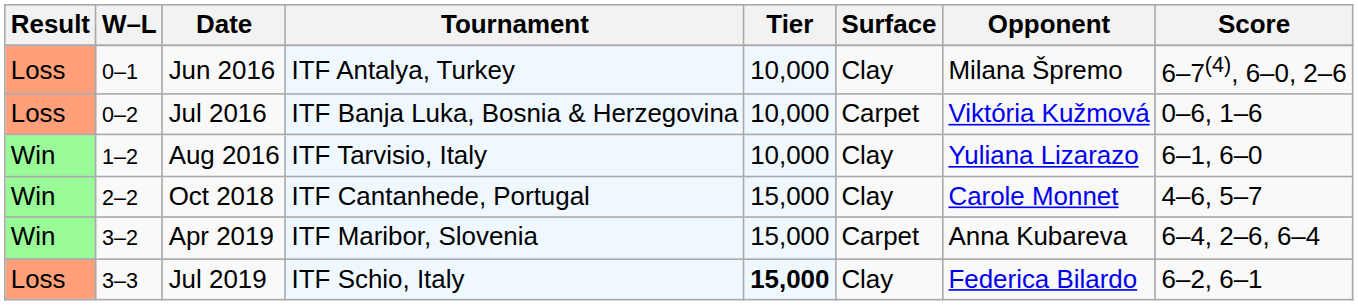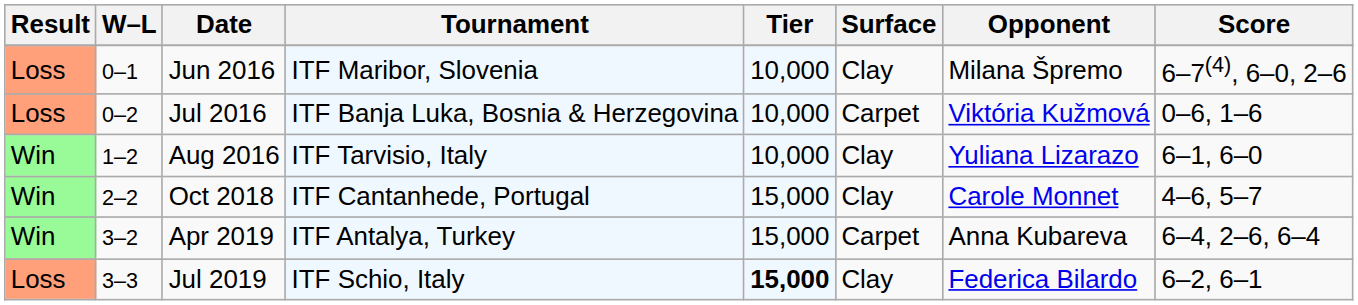(403, 69) ITF Antalya, Turkey -> (415, 69) ITF Maribor, Slovenia
(415, 237) ITF Maribor, Slovenia -> (403, 237) ITF Antalya, Turkey
